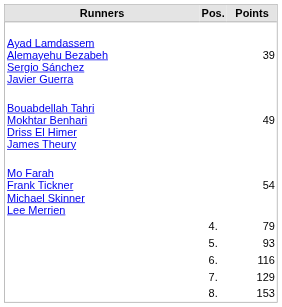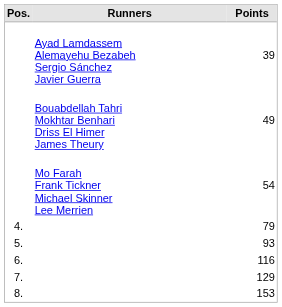columns swapped: (213, 13) <-> (102, 13)
